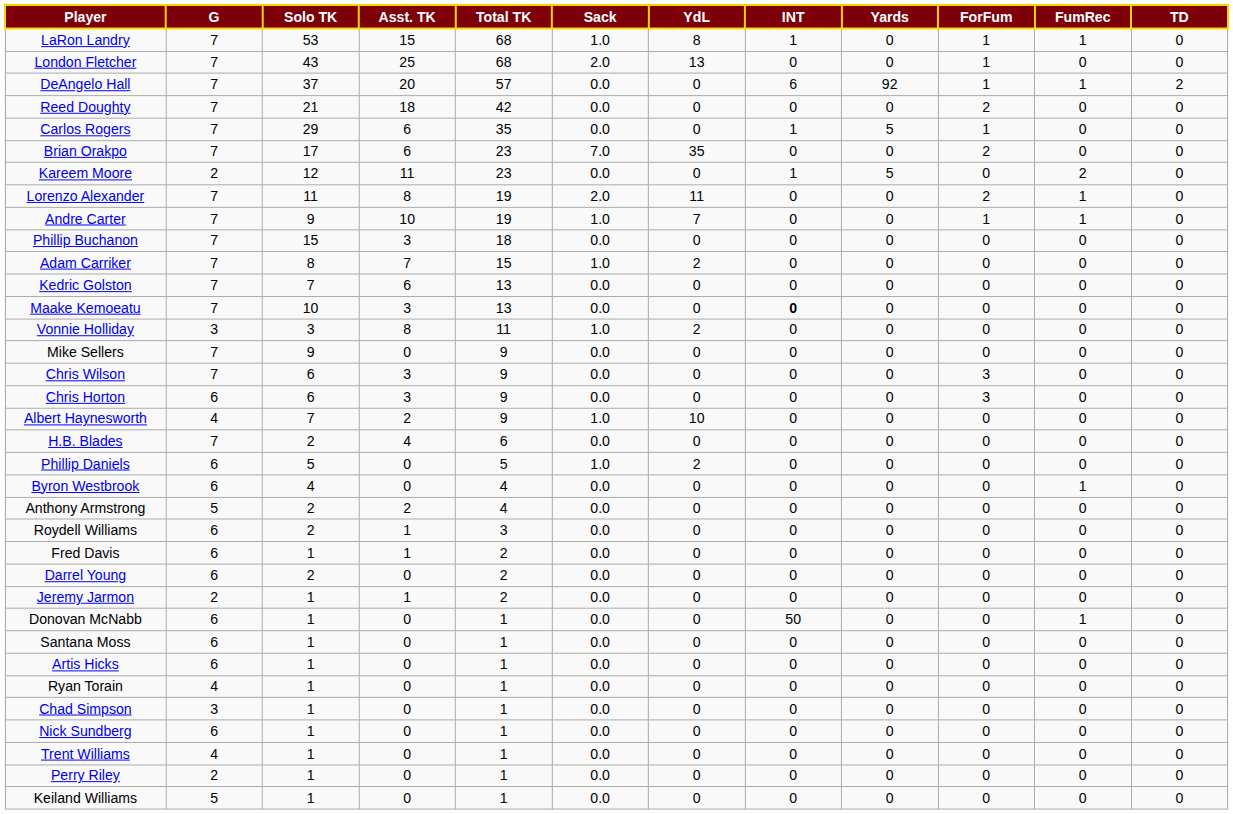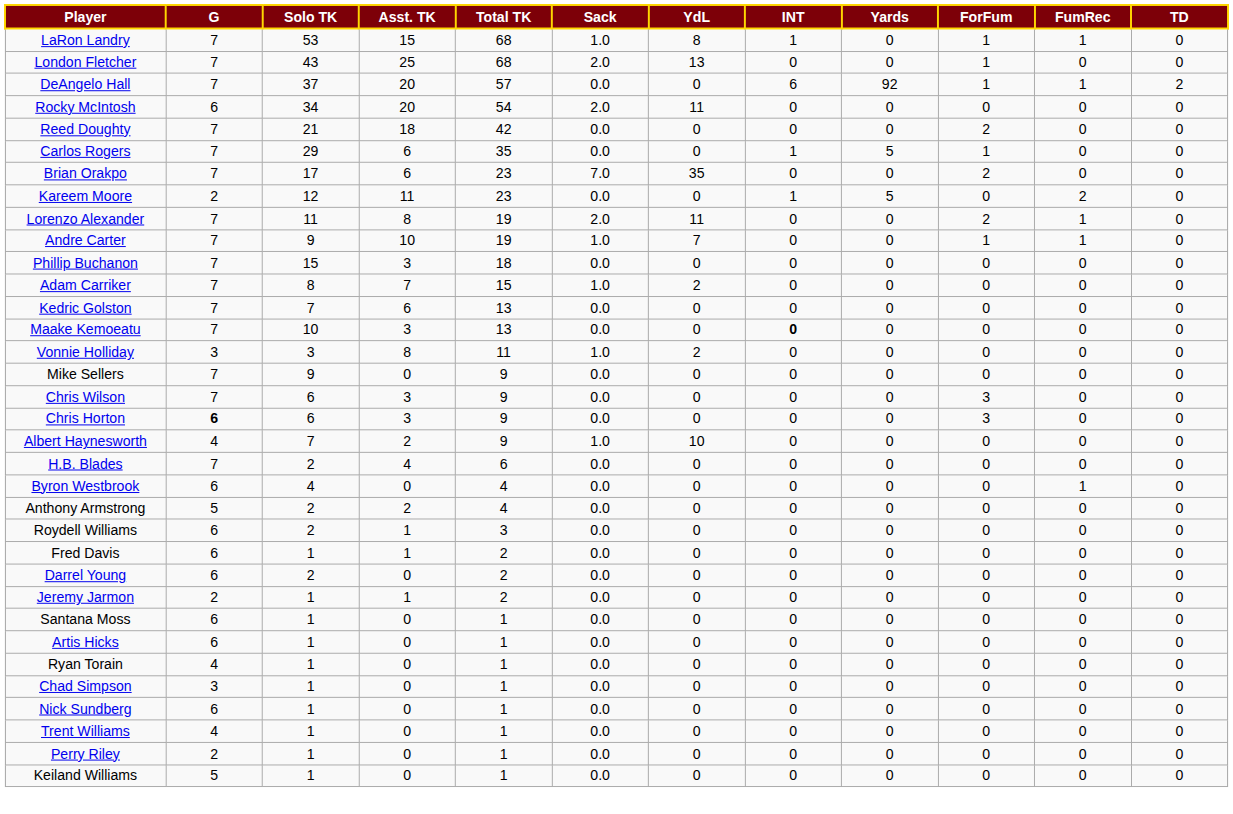+ row: (85, 107)
(214, 397) normal -> (214, 419) bold
- row: (85, 464)
- row: (85, 620)
